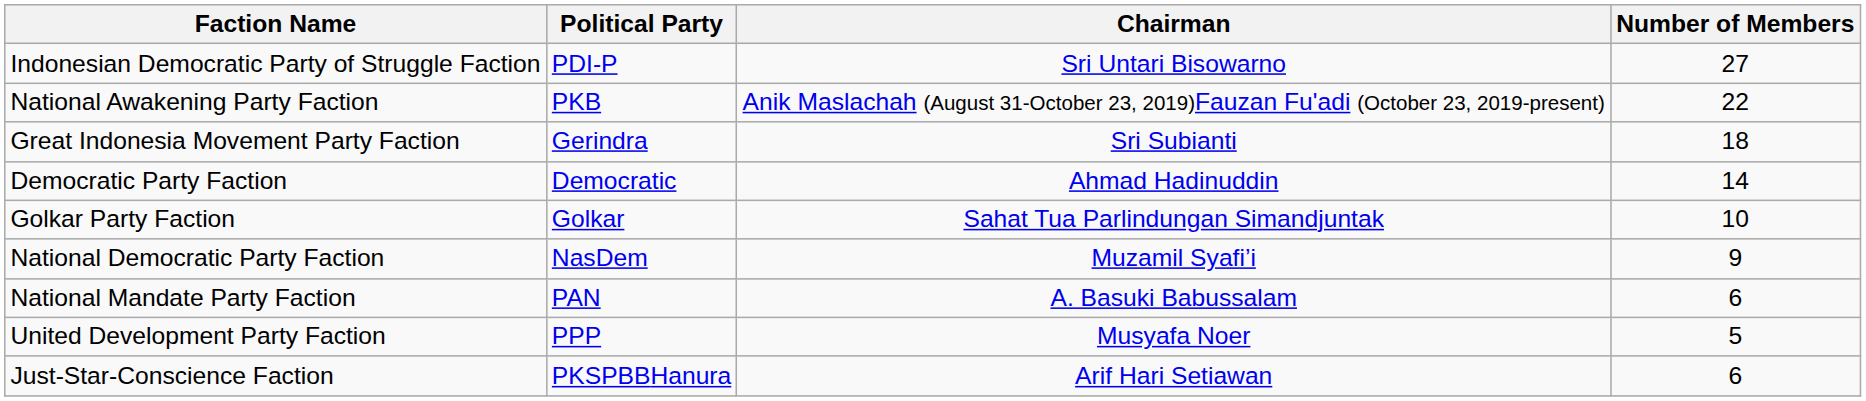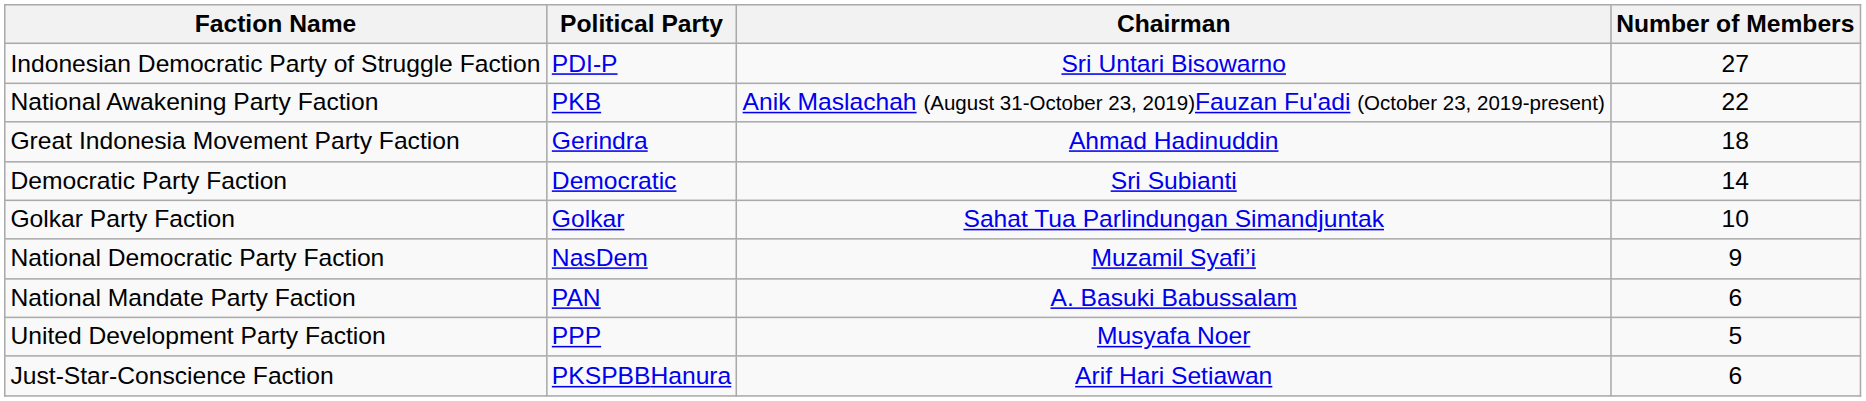(1174, 141) Sri Subianti -> (1174, 141) Ahmad Hadinuddin
(1174, 180) Ahmad Hadinuddin -> (1174, 180) Sri Subianti
